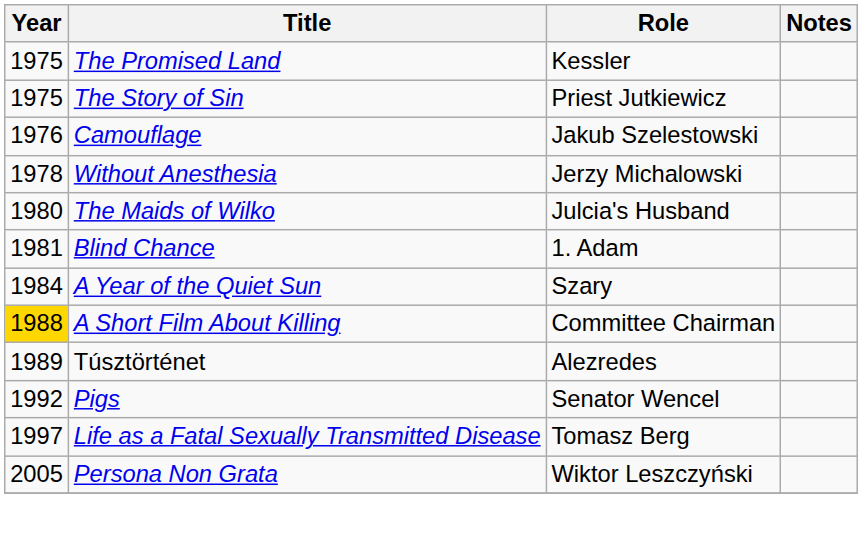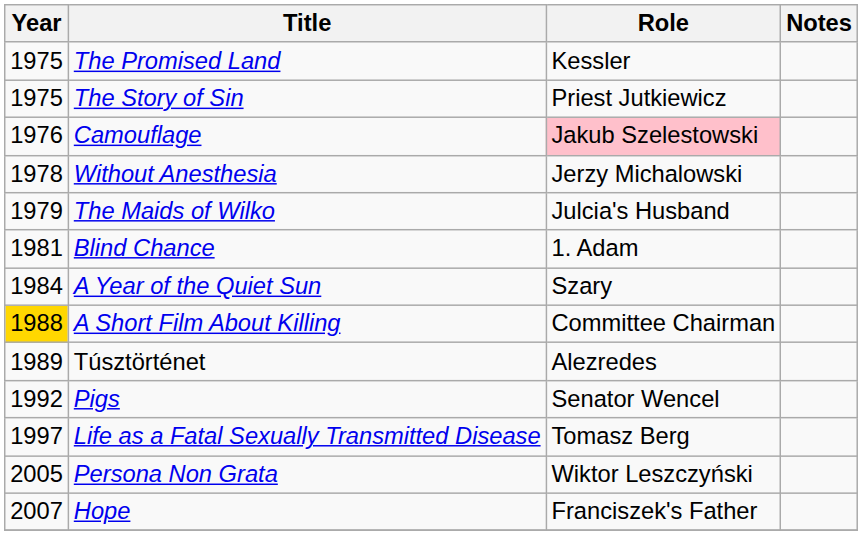(655, 135) no background -> (655, 135) pink background
(37, 211) 1980 -> (37, 211) 1979
+ row: (102, 511)
